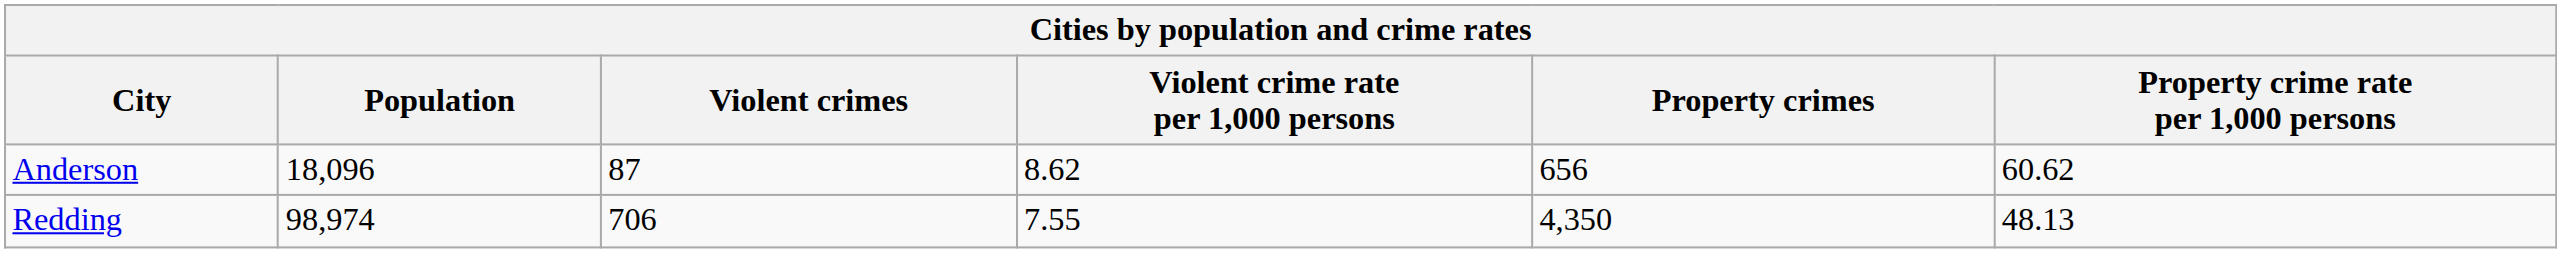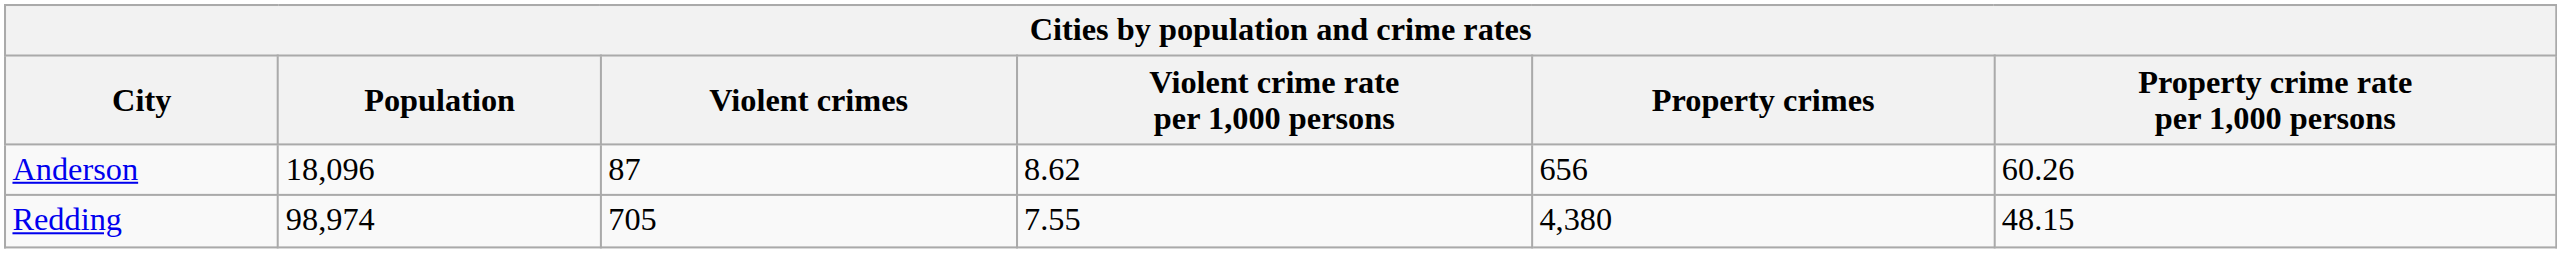(2038, 169) 60.62 -> (2038, 169) 60.26
(632, 220) 706 -> (632, 220) 705
(1576, 220) 4,350 -> (1576, 220) 4,380
(2038, 220) 48.13 -> (2038, 220) 48.15
